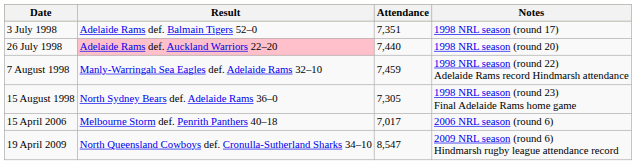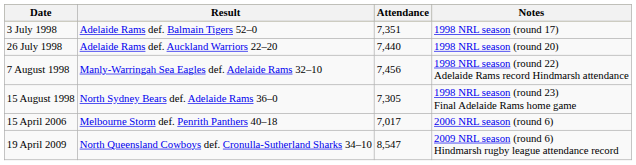(179, 47) pink background -> (179, 47) no background
(389, 70) 7,459 -> (389, 70) 7,456
